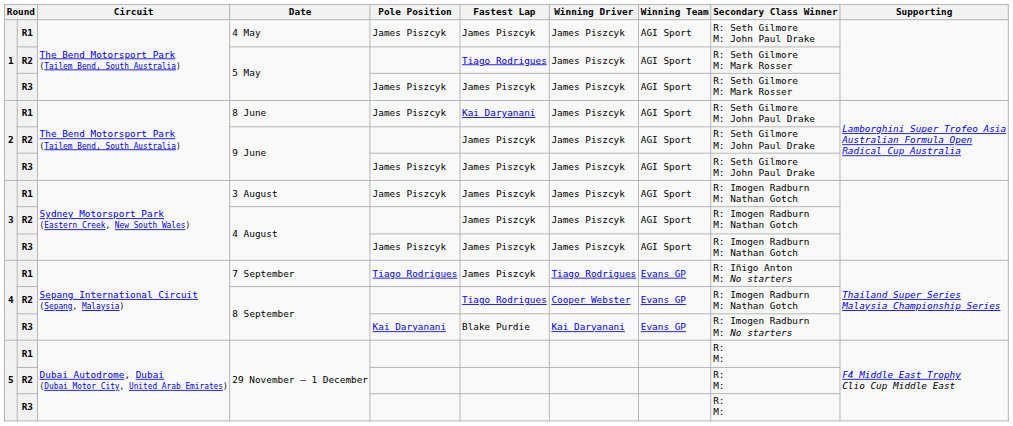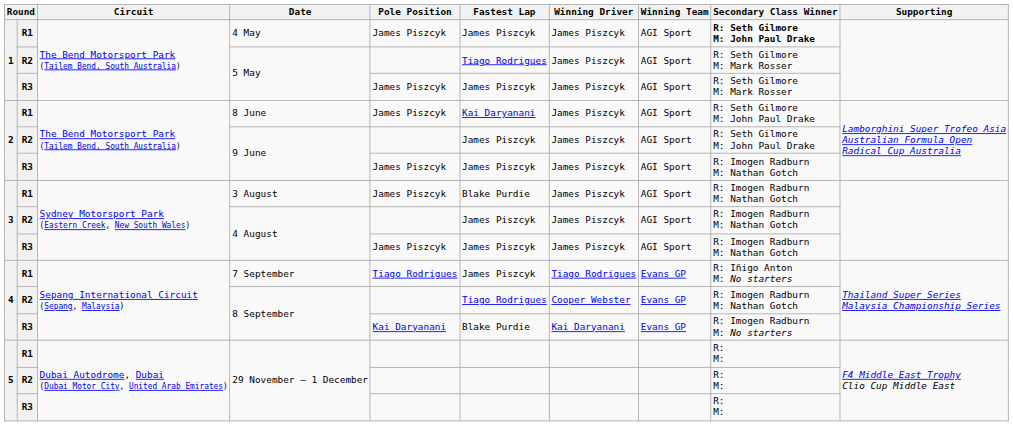(764, 33) normal -> (764, 33) bold
(764, 167) R: Seth Gilmore M: John Paul Drake -> (761, 167) R: Imogen Radburn M: Nathan Gotch
(499, 194) James Piszcyk -> (496, 194) Blake Purdie
